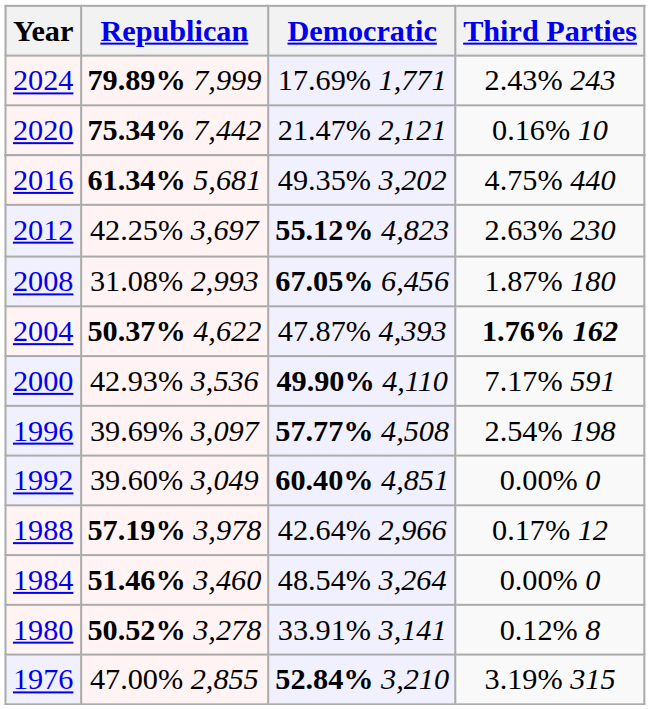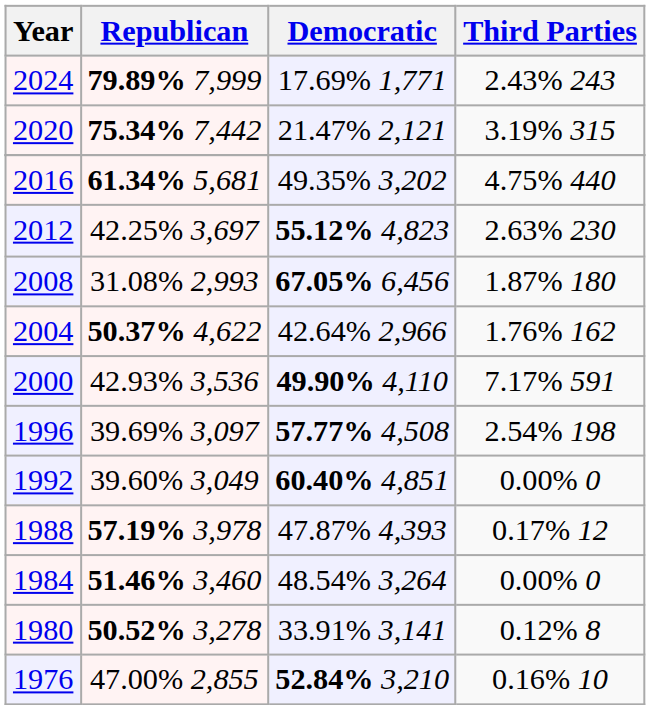(550, 130) 0.16% 10 -> (550, 130) 3.19% 315
(362, 329) 47.87% 4,393 -> (362, 329) 42.64% 2,966
(550, 329) bold -> (550, 329) normal
(362, 529) 42.64% 2,966 -> (362, 529) 47.87% 4,393
(550, 679) 3.19% 315 -> (550, 679) 0.16% 10
